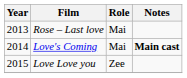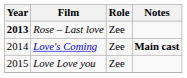(18, 30) normal -> (18, 30) bold
(117, 30) Mai -> (117, 30) Zee
(117, 47) Mai -> (117, 47) Zee
